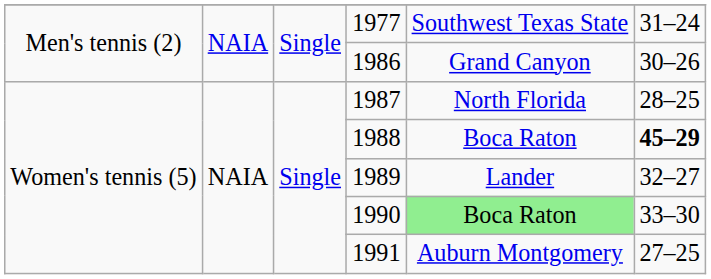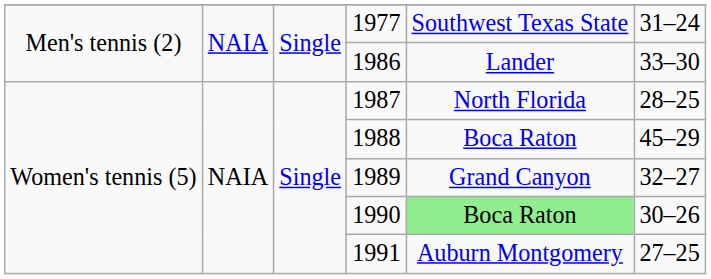(520, 61) Grand Canyon -> (520, 61) Lander
(670, 61) 30–26 -> (670, 61) 33–30
(670, 138) bold -> (670, 138) normal
(520, 176) Lander -> (520, 176) Grand Canyon
(670, 215) 33–30 -> (670, 215) 30–26
